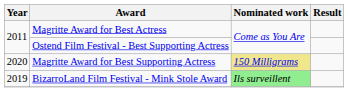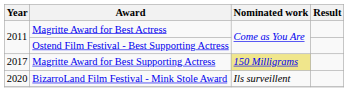(17, 62) 2020 -> (17, 62) 2017
(17, 78) 2019 -> (17, 78) 2020
(262, 78) lightgreen background -> (262, 78) no background
